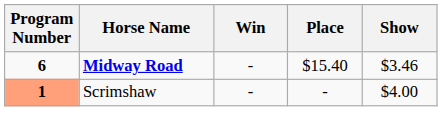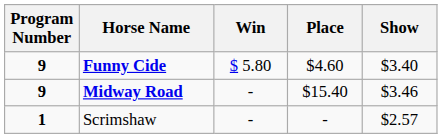+ row: (125, 65)
(42, 65) 6 -> (42, 92) 9
(42, 92) lightsalmon background -> (42, 120) no background
(399, 92) $4.00 -> (399, 120) $2.57
